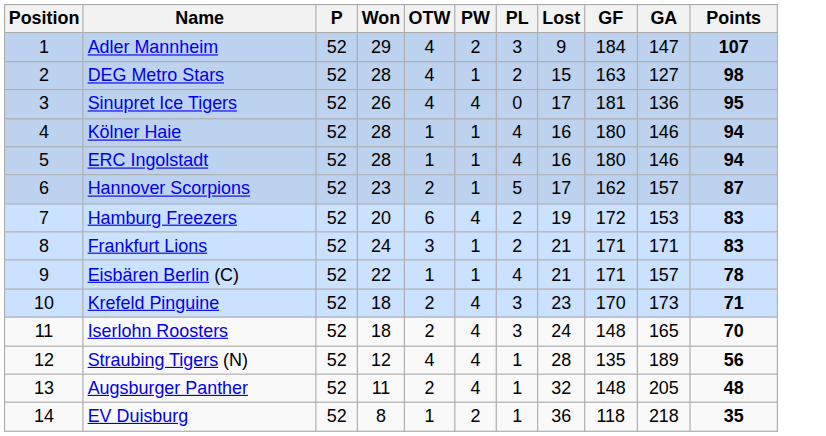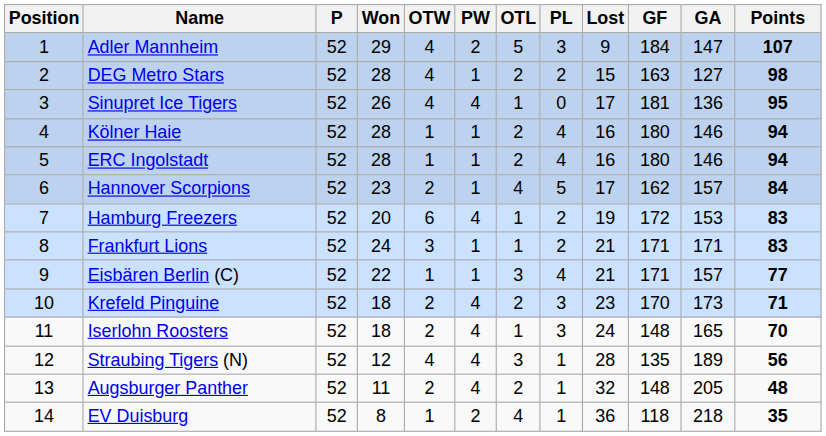+ column: (518, 18)
(734, 189) 87 -> (778, 189) 84
(734, 274) 78 -> (778, 274) 77
